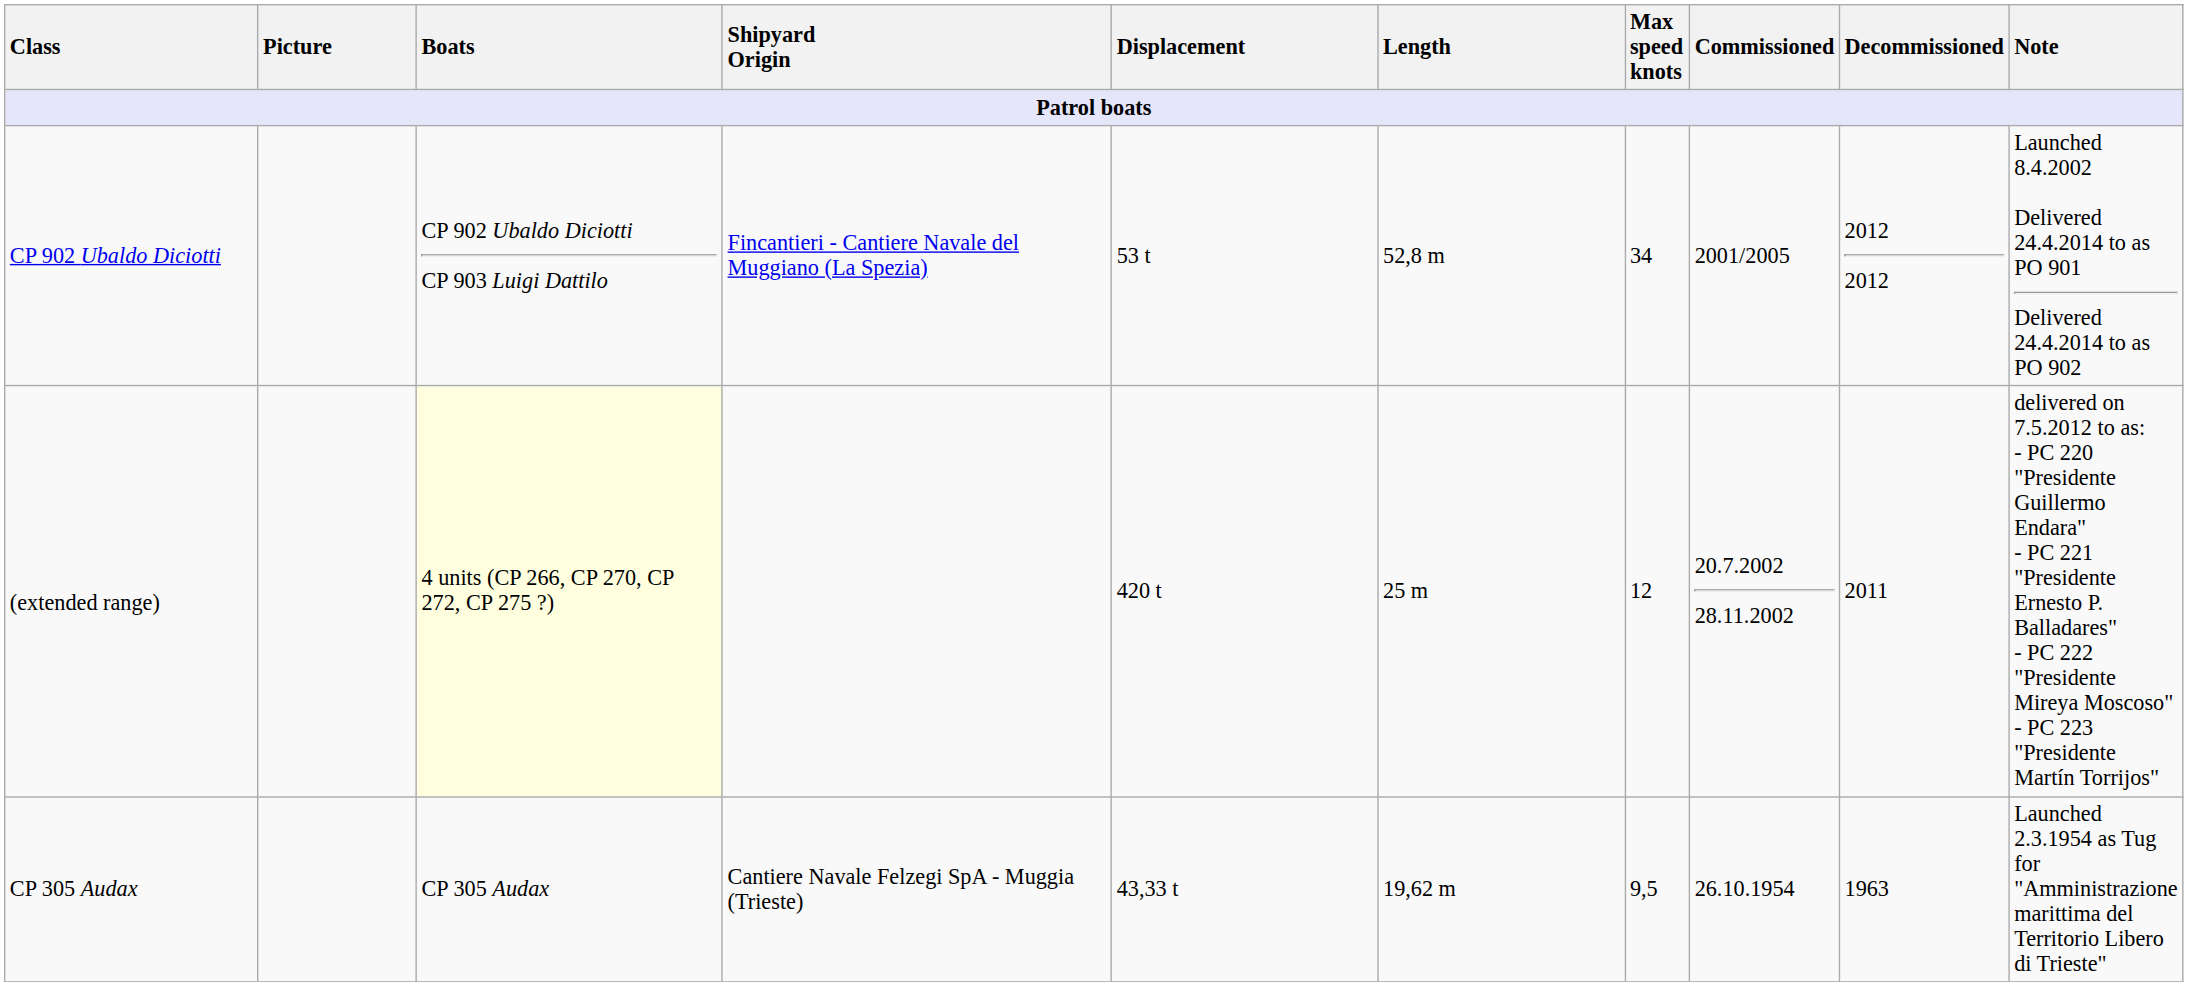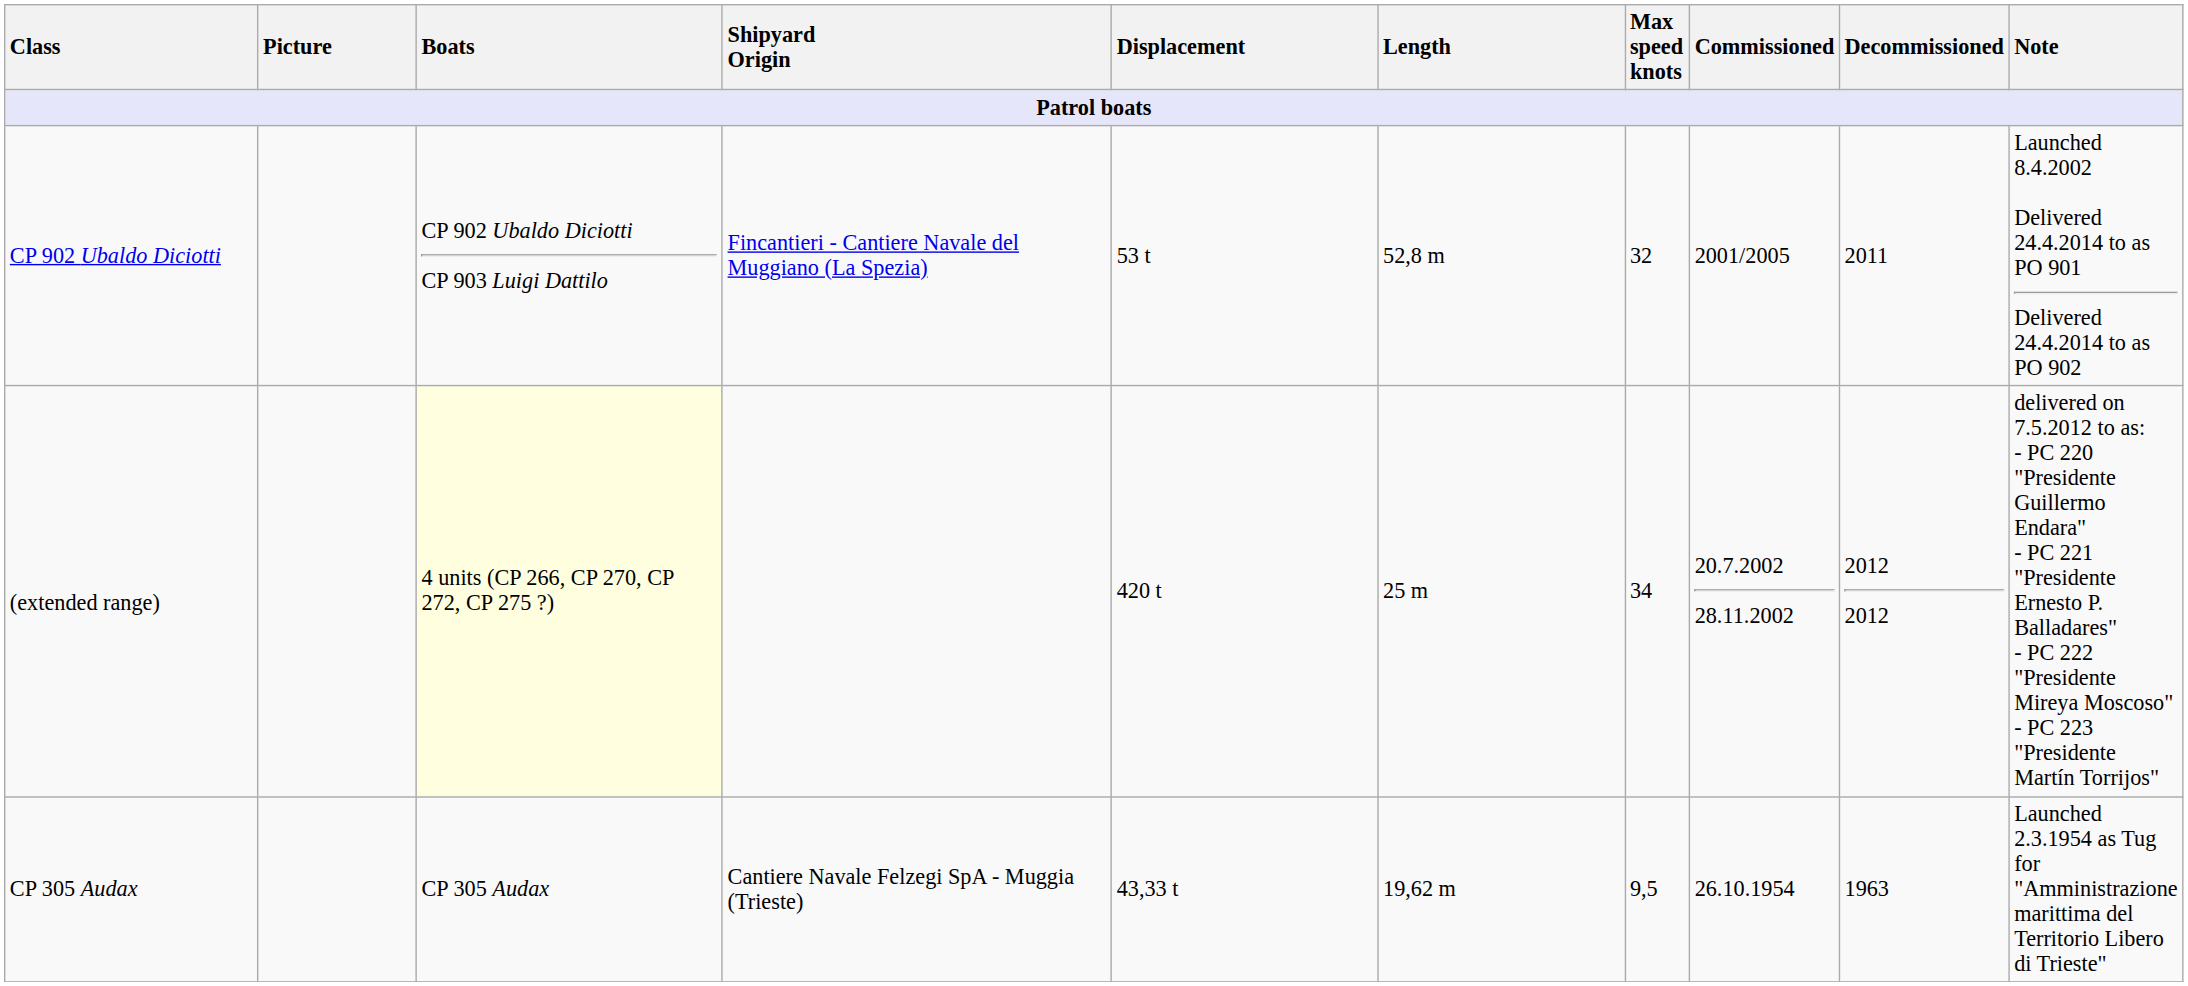(1641, 255) 34 -> (1641, 255) 32
(1924, 255) 2012 2012 -> (1866, 255) 2011
(1641, 590) 12 -> (1641, 590) 34
(1866, 590) 2011 -> (1924, 590) 2012 2012
